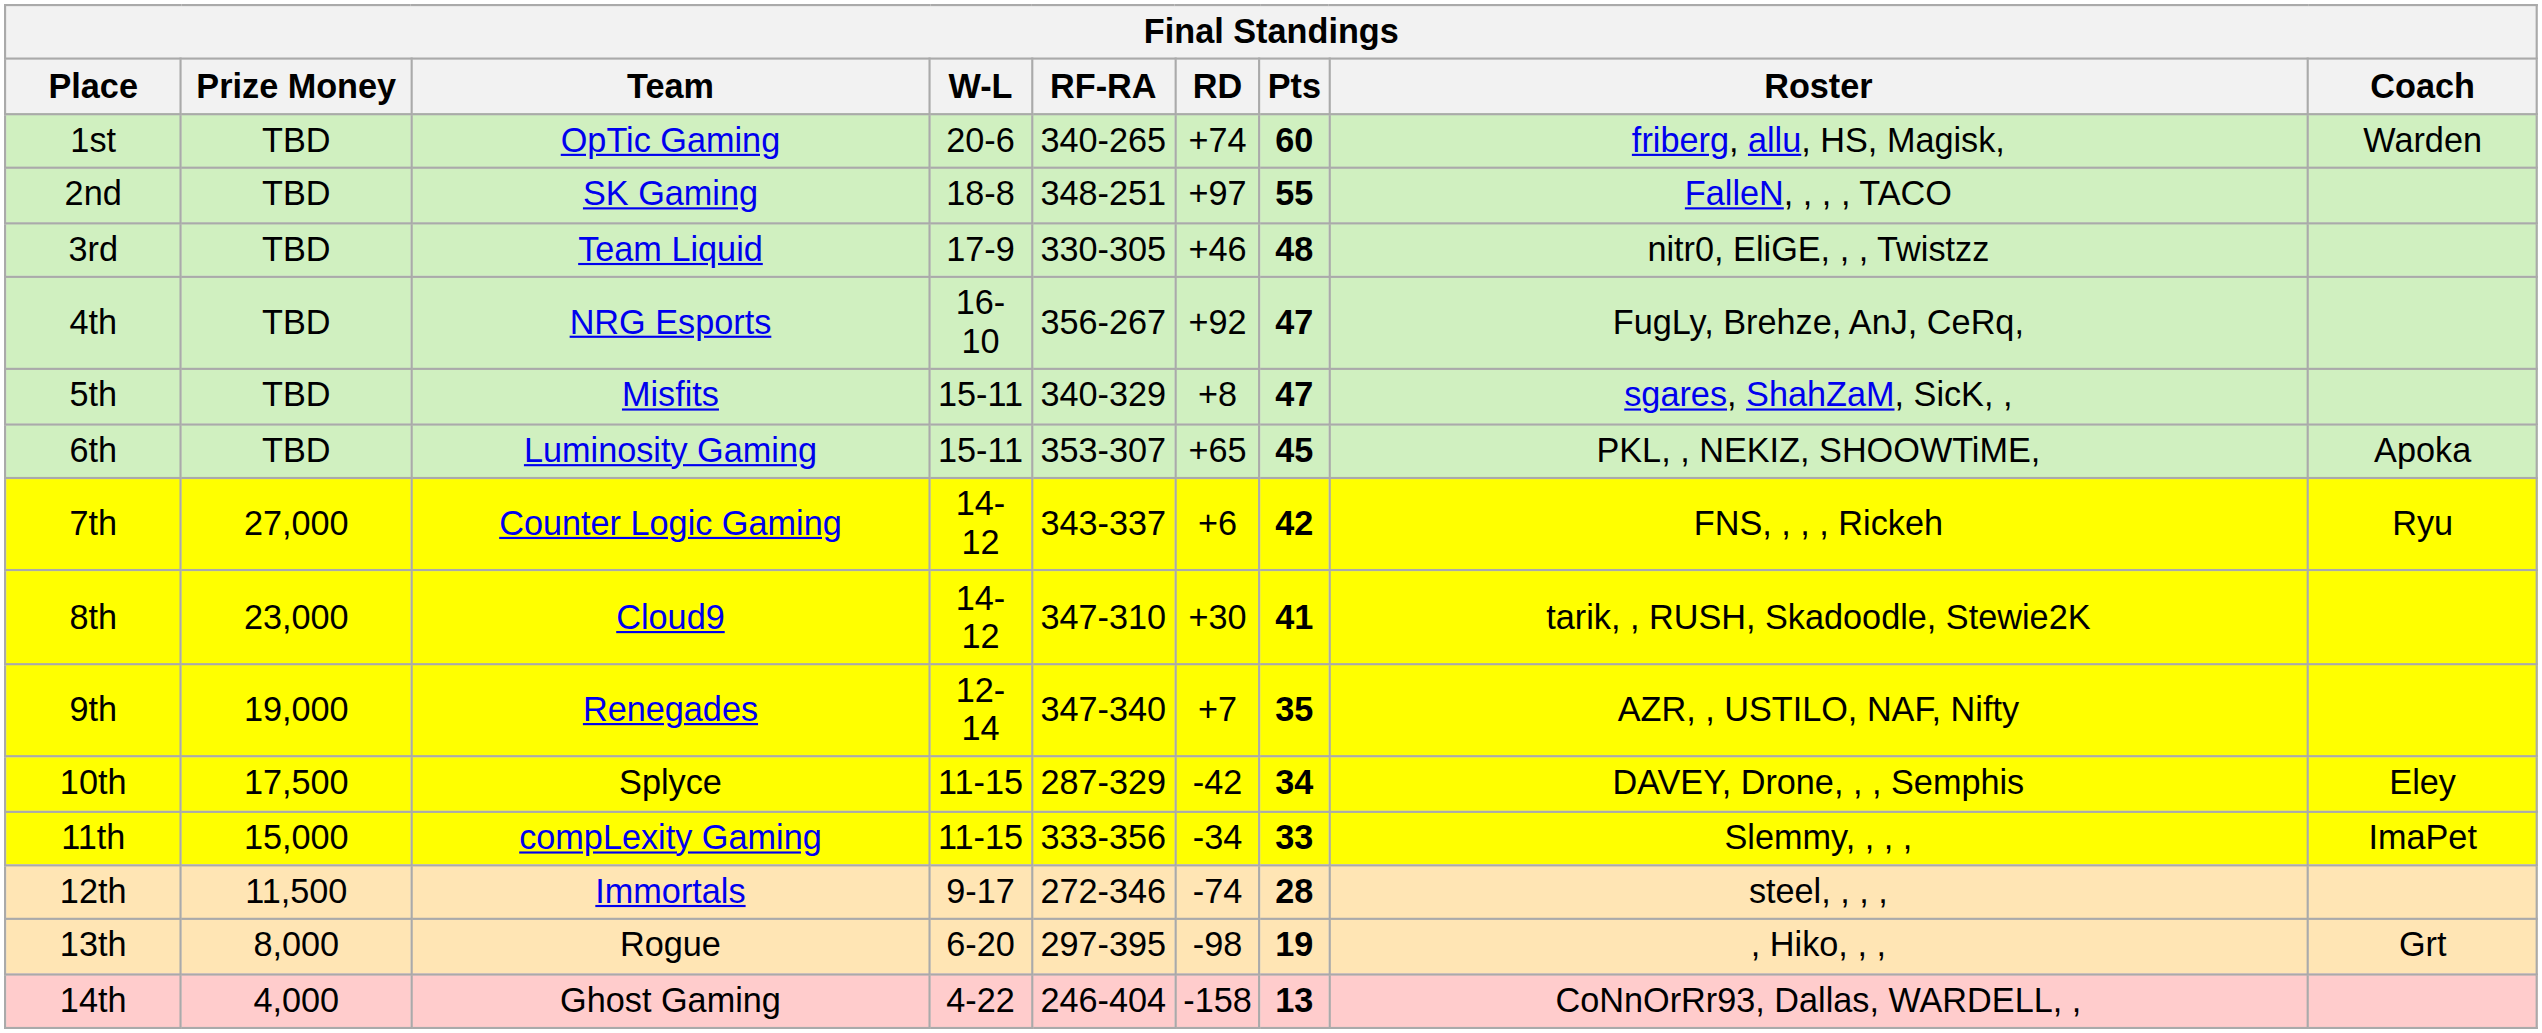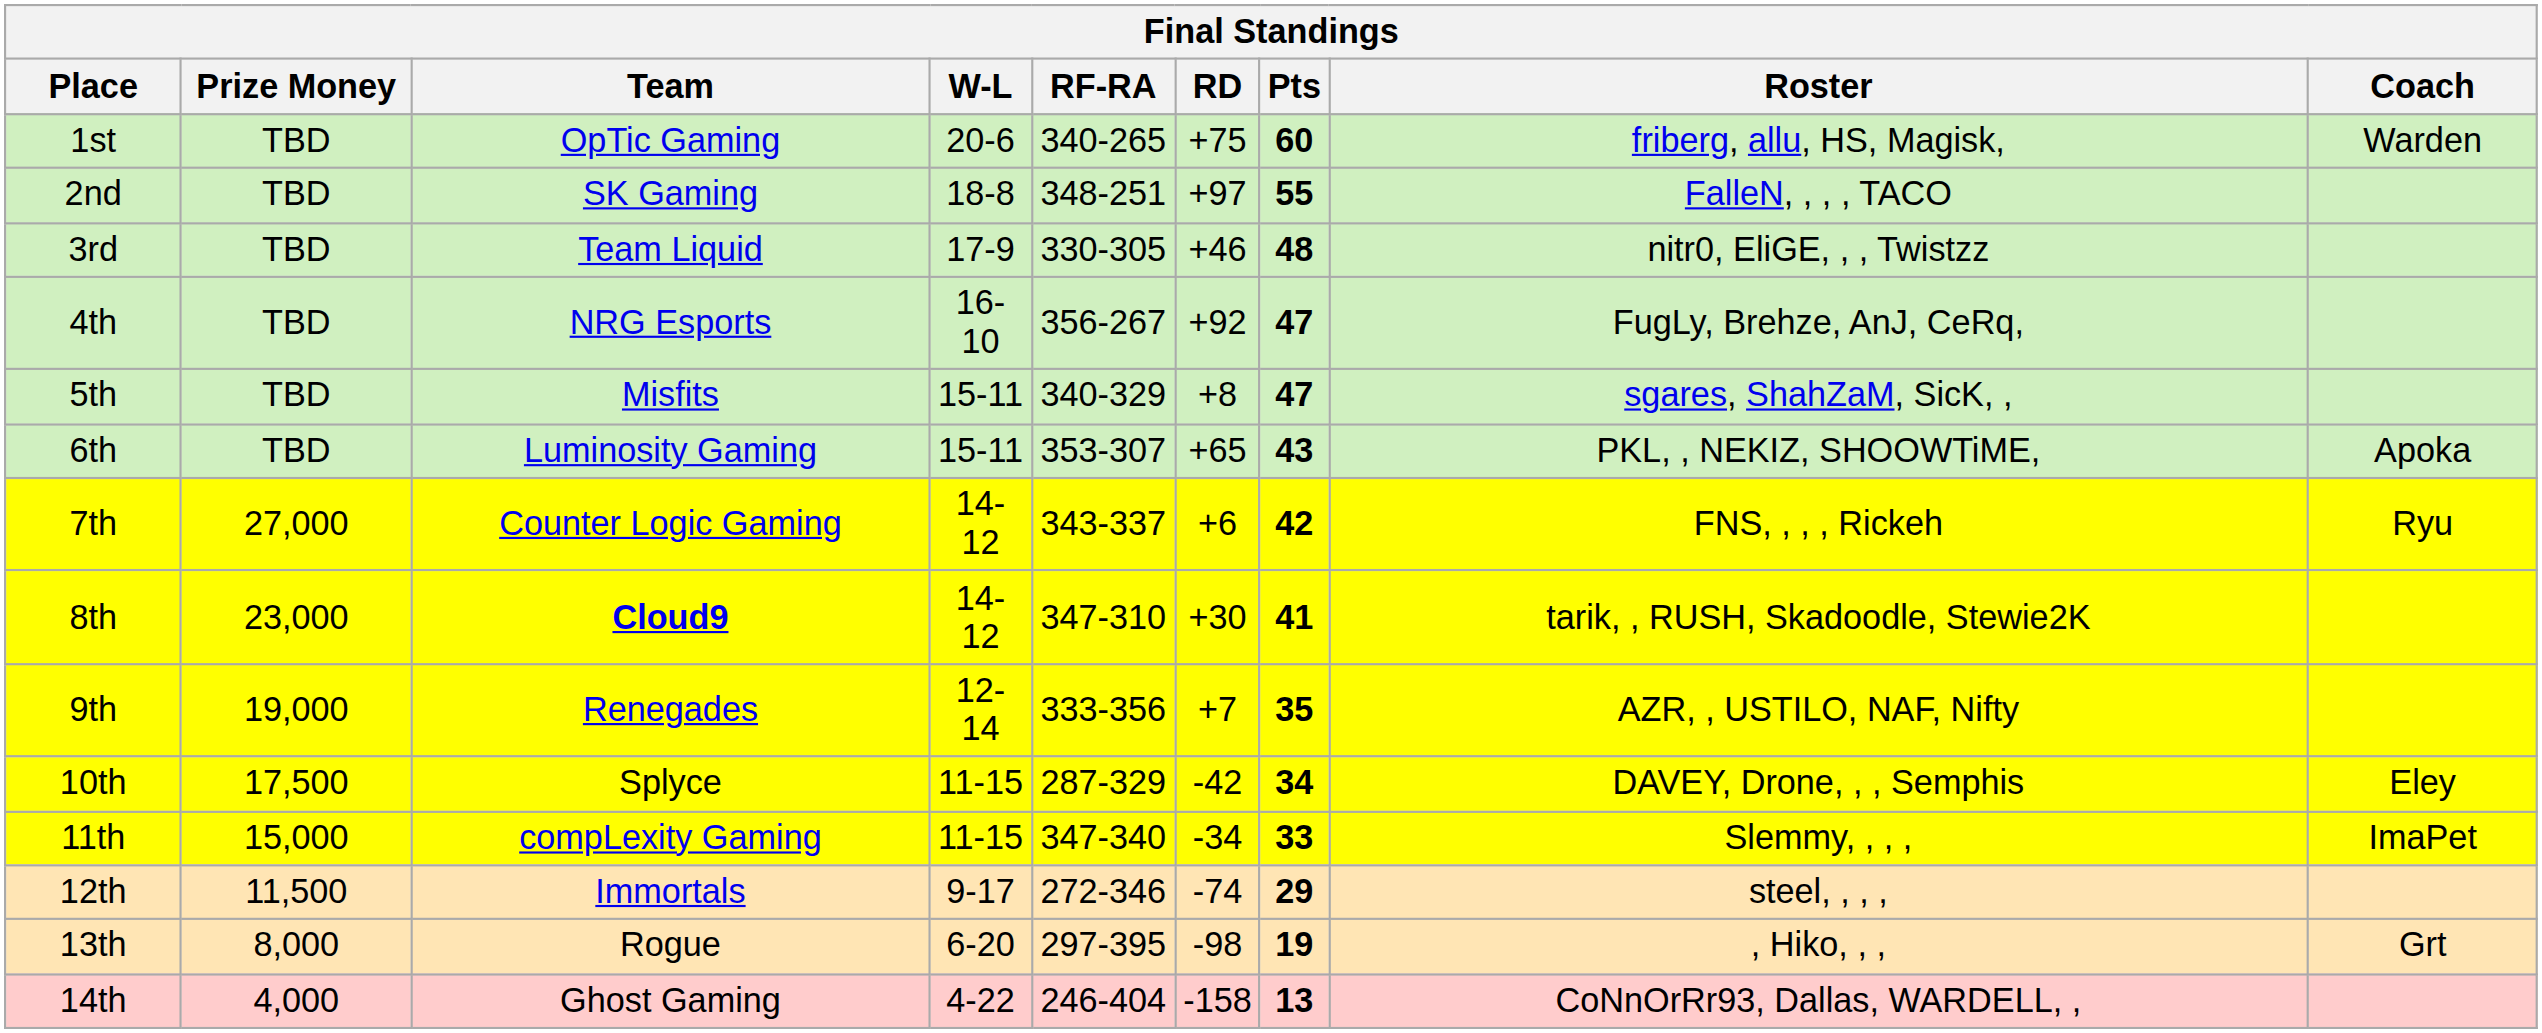(1218, 140) +74 -> (1218, 140) +75
(1294, 450) 45 -> (1294, 450) 43
(670, 616) normal -> (670, 616) bold
(1103, 709) 347-340 -> (1103, 709) 333-356
(1103, 837) 333-356 -> (1103, 837) 347-340
(1294, 891) 28 -> (1294, 891) 29
